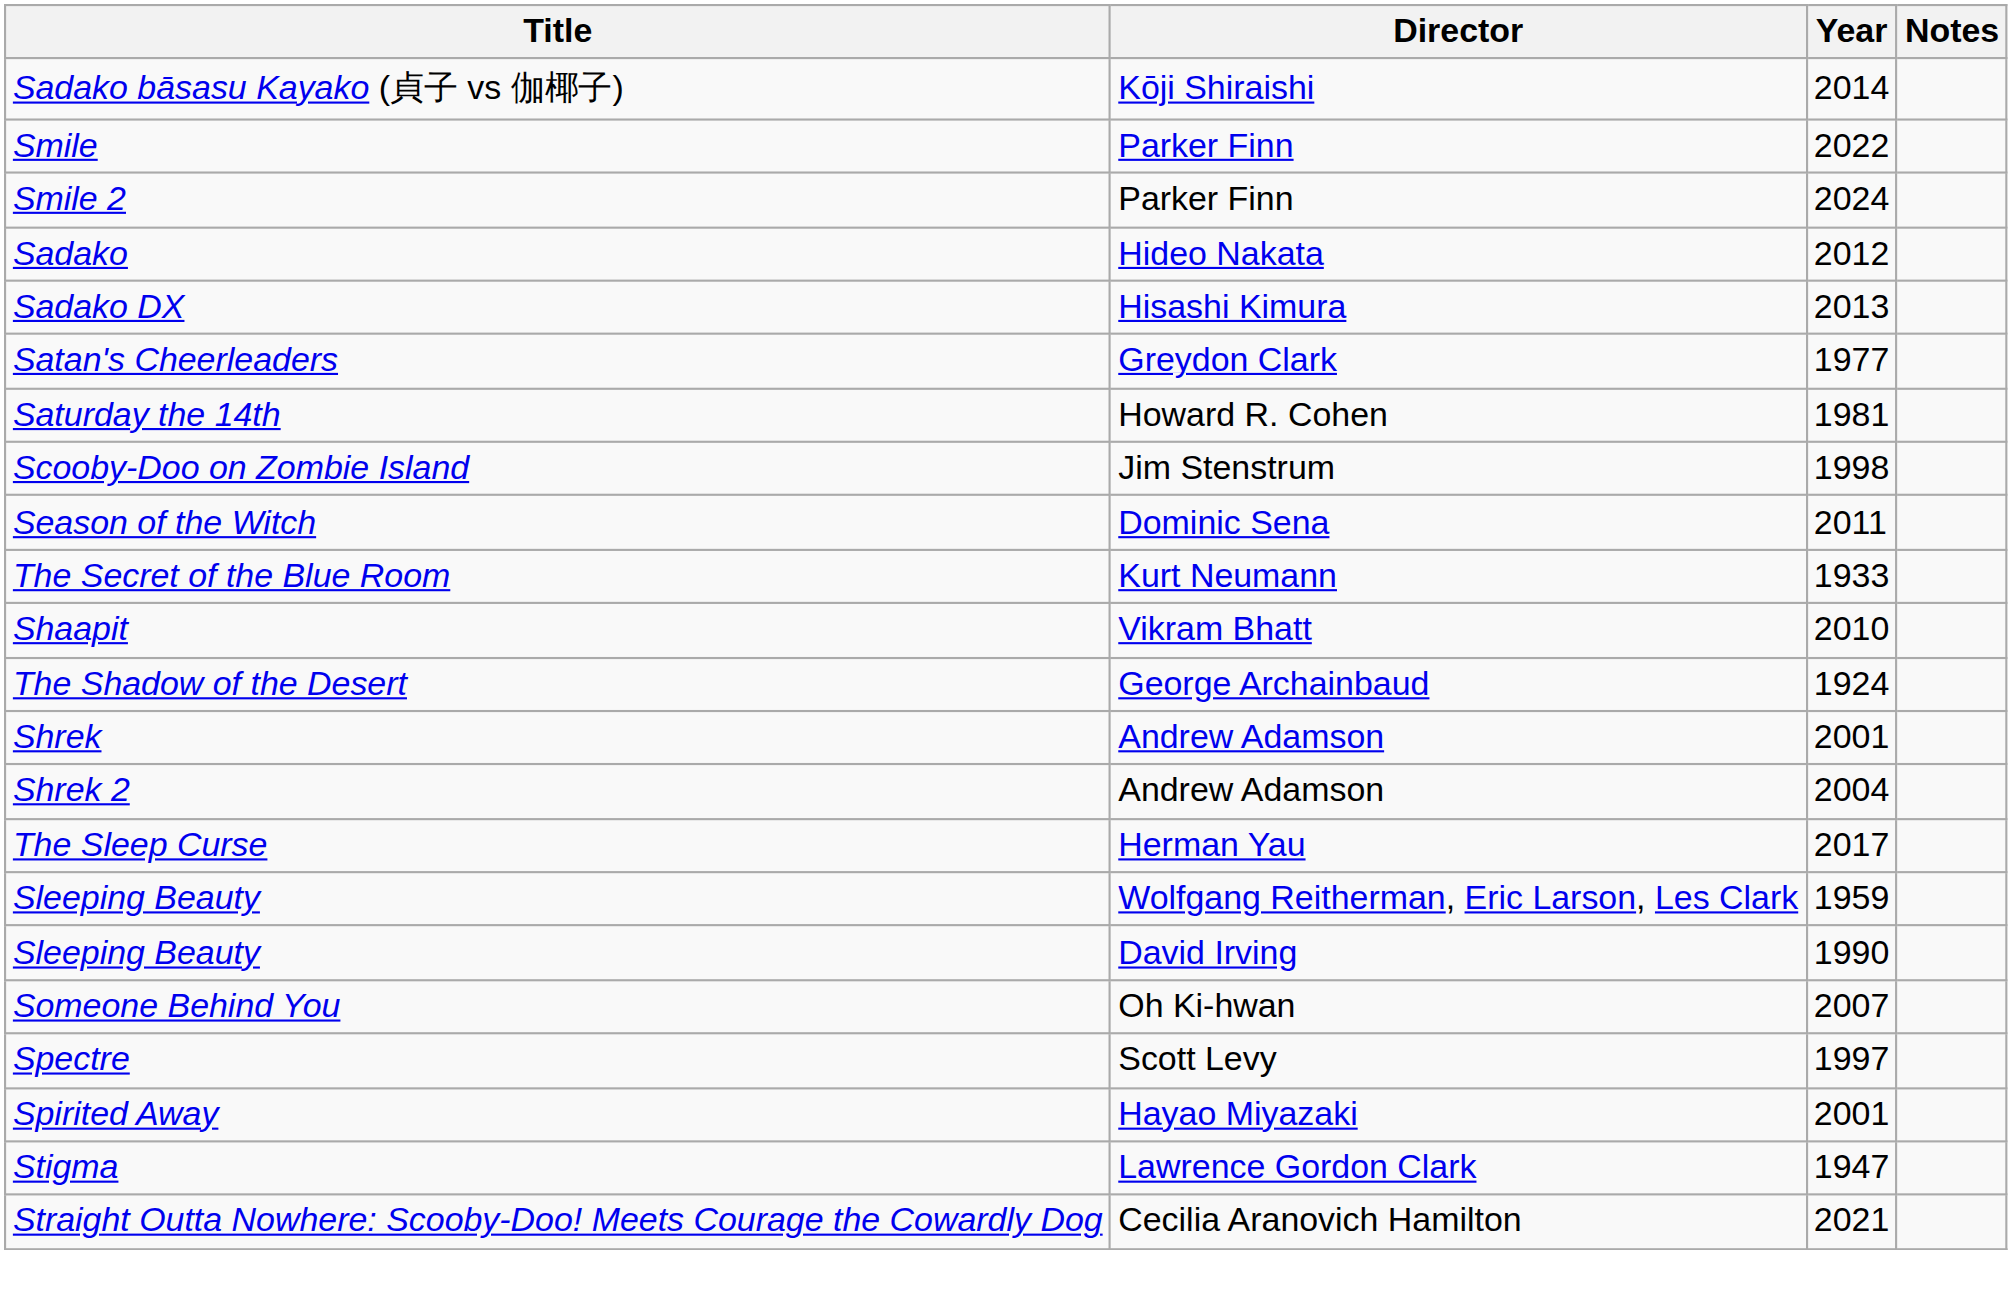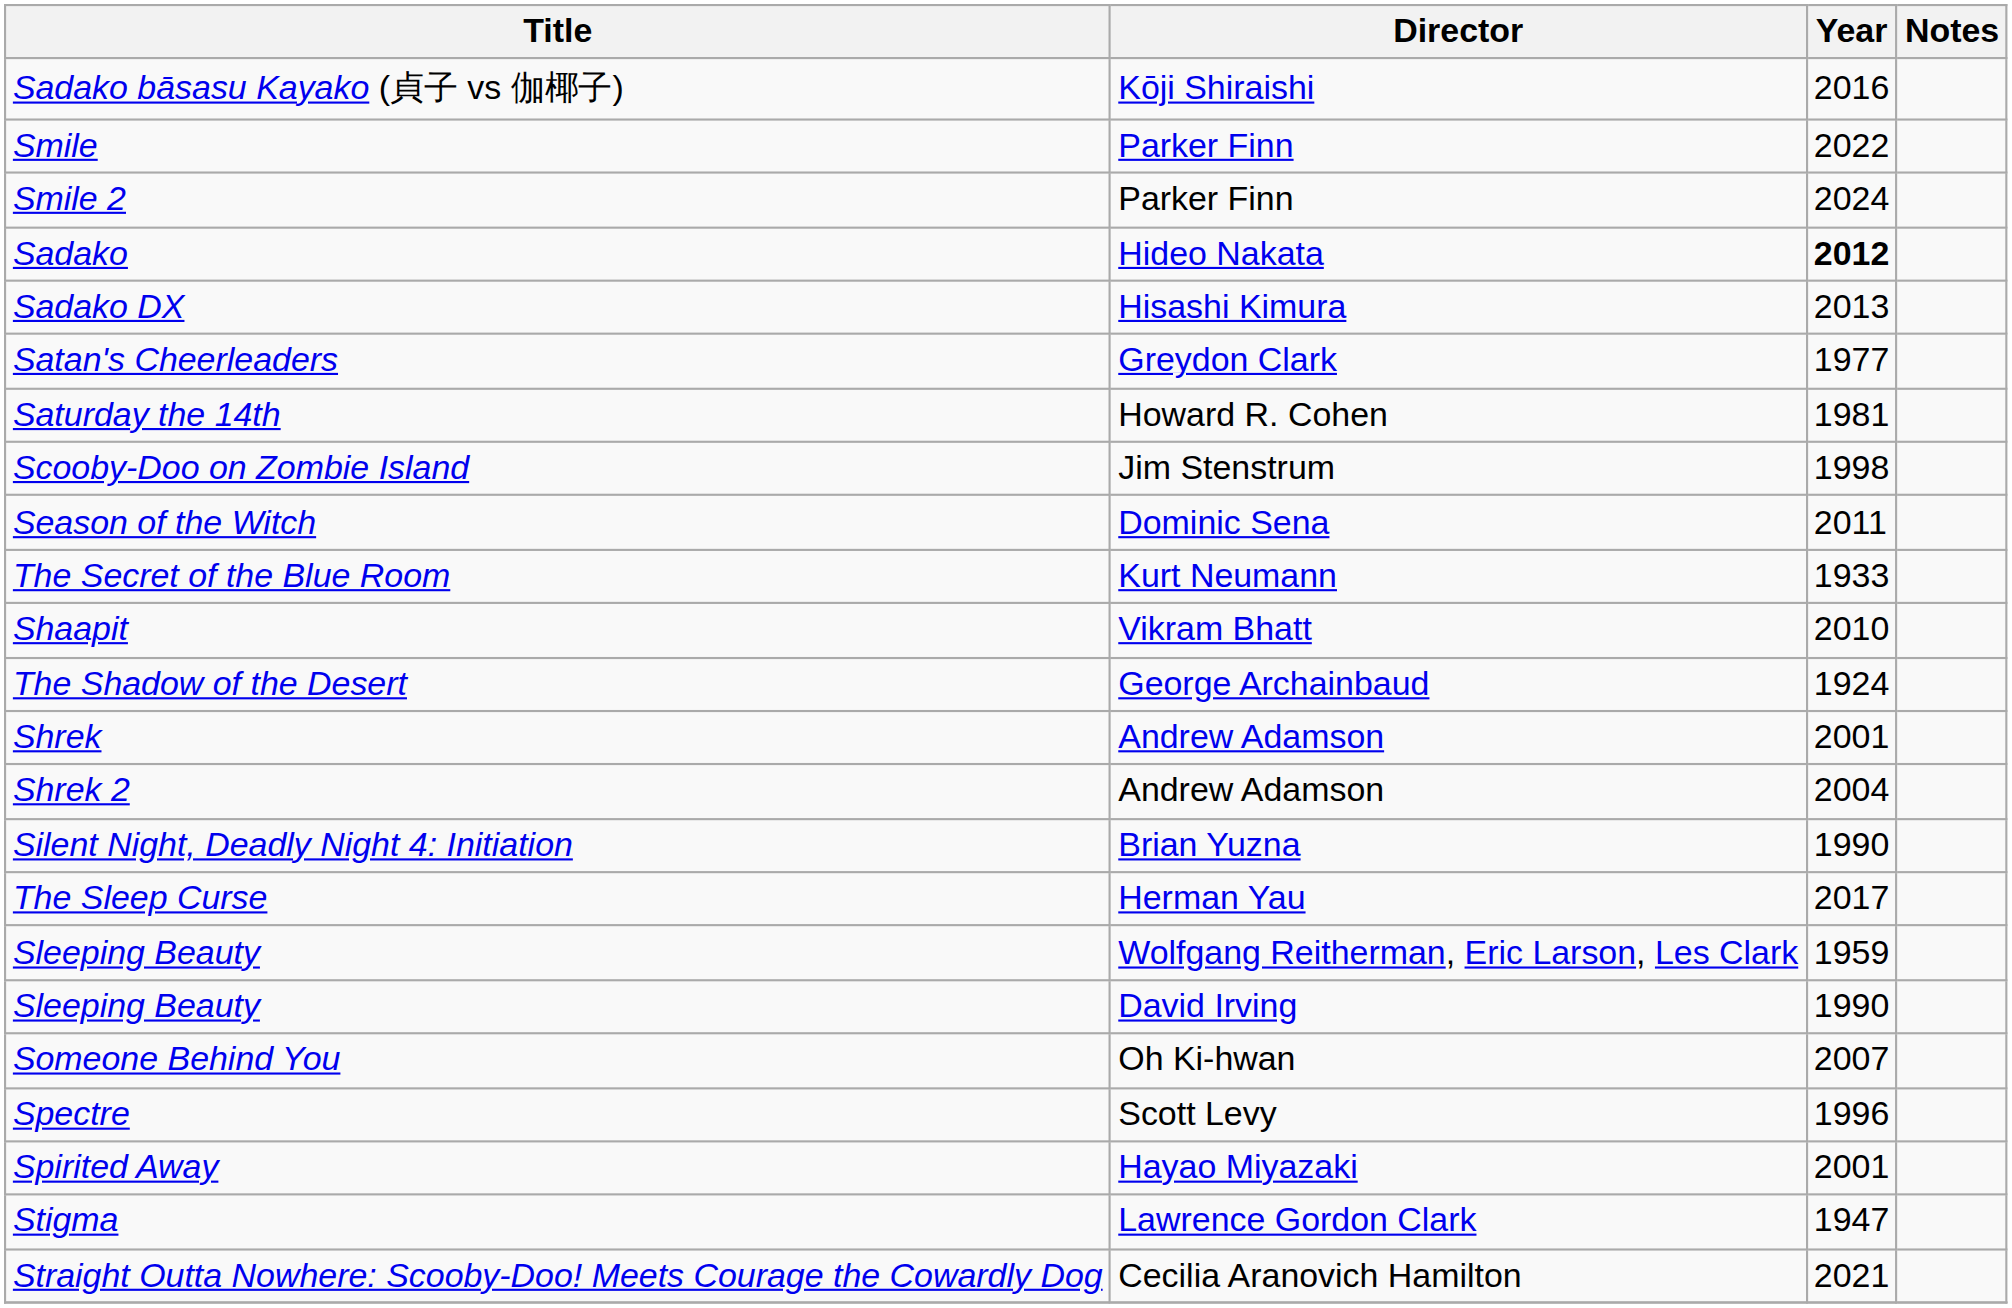(1852, 88) 2014 -> (1852, 88) 2016
(1852, 252) normal -> (1852, 252) bold
+ row: (293, 844)
(1852, 1059) 1997 -> (1852, 1113) 1996
